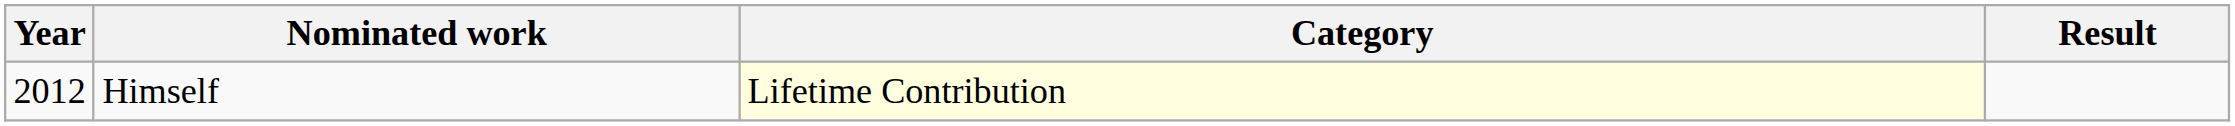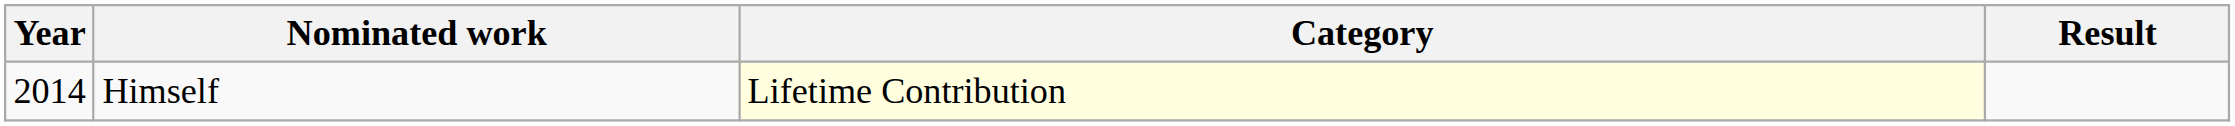(50, 90) 2012 -> (50, 90) 2014
